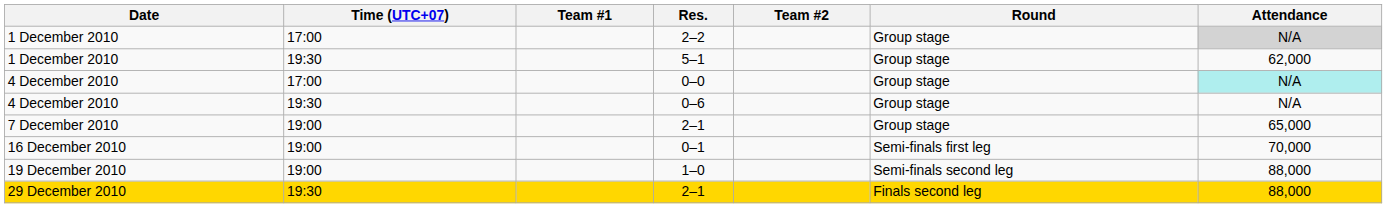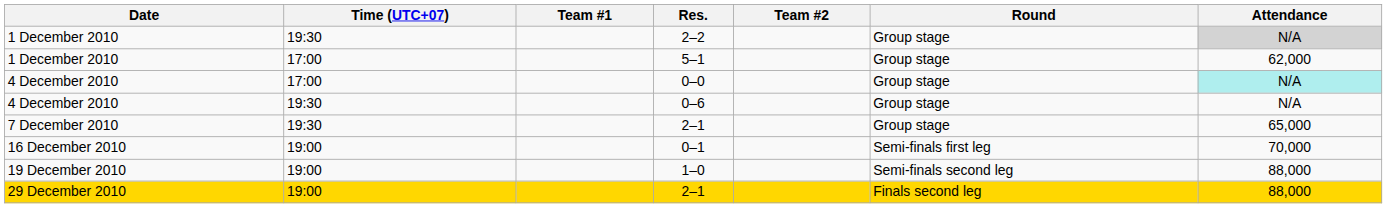(304, 37) 17:00 -> (304, 37) 19:30
(304, 59) 19:30 -> (304, 59) 17:00
(304, 125) 19:00 -> (304, 125) 19:30
(304, 192) 19:30 -> (304, 192) 19:00
